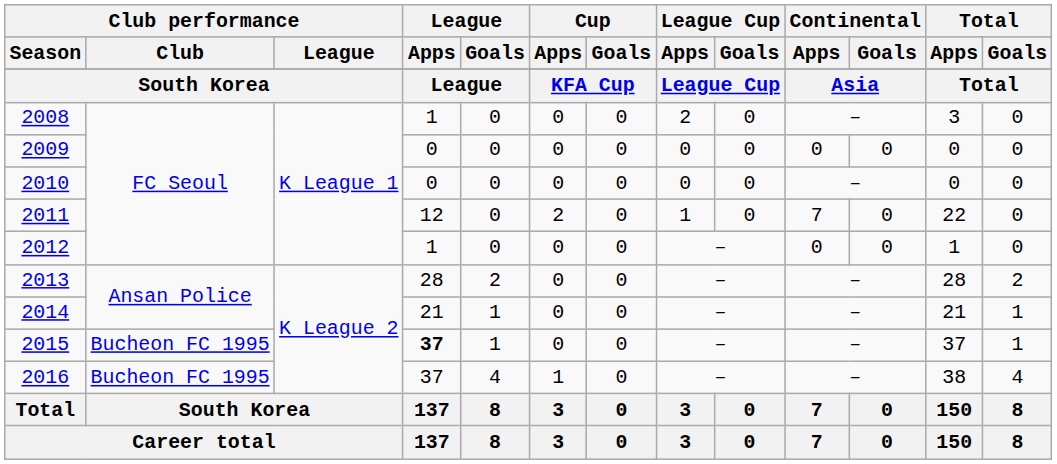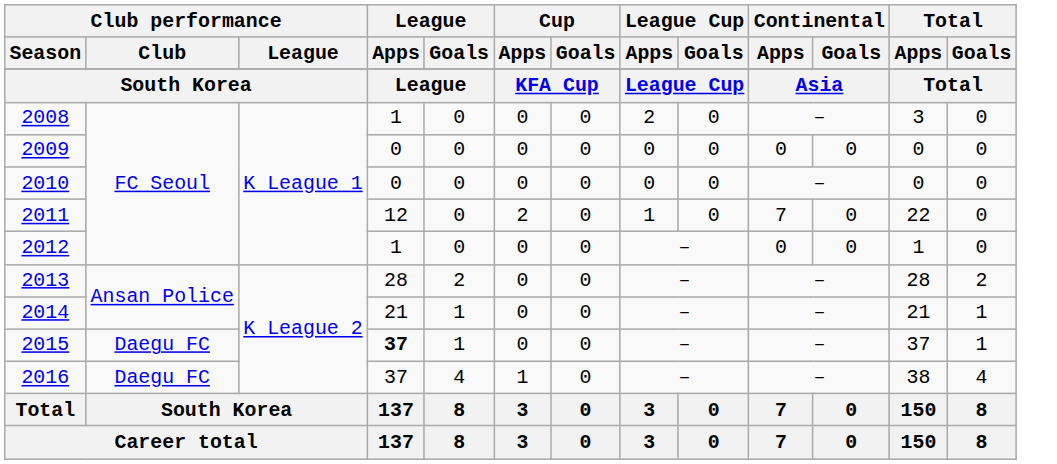(180, 345) Bucheon FC 1995 -> (162, 345) Daegu FC
(180, 378) Bucheon FC 1995 -> (162, 378) Daegu FC
